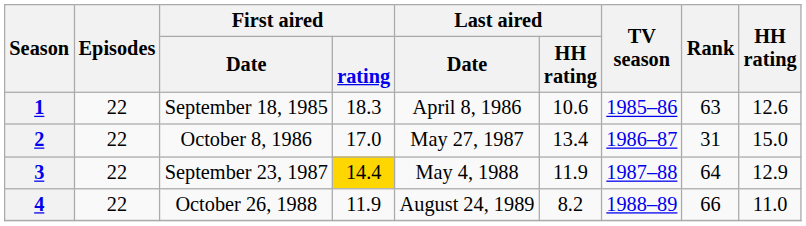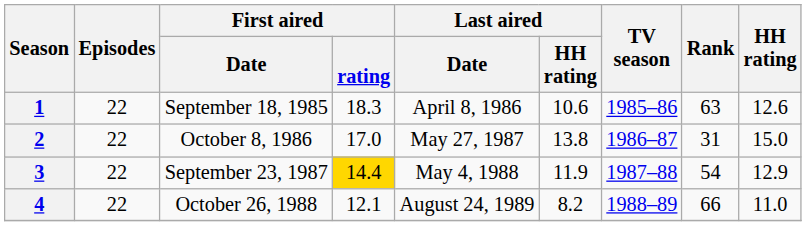(570, 140) 13.4 -> (570, 140) 13.8
(710, 172) 64 -> (710, 172) 54
(364, 204) 11.9 -> (364, 204) 12.1
